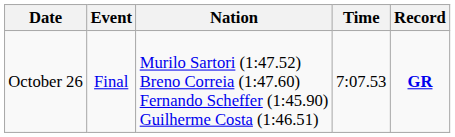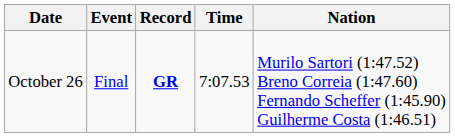columns swapped: (234, 17) <-> (420, 17)
